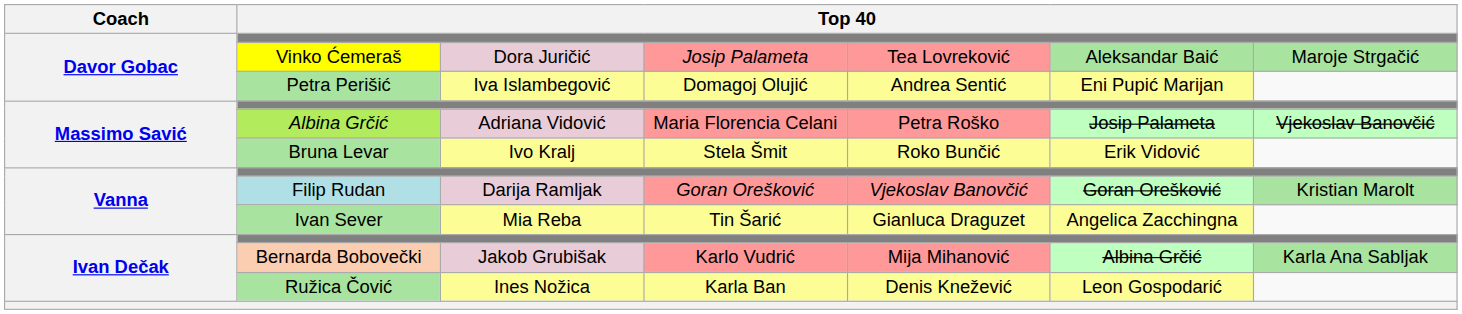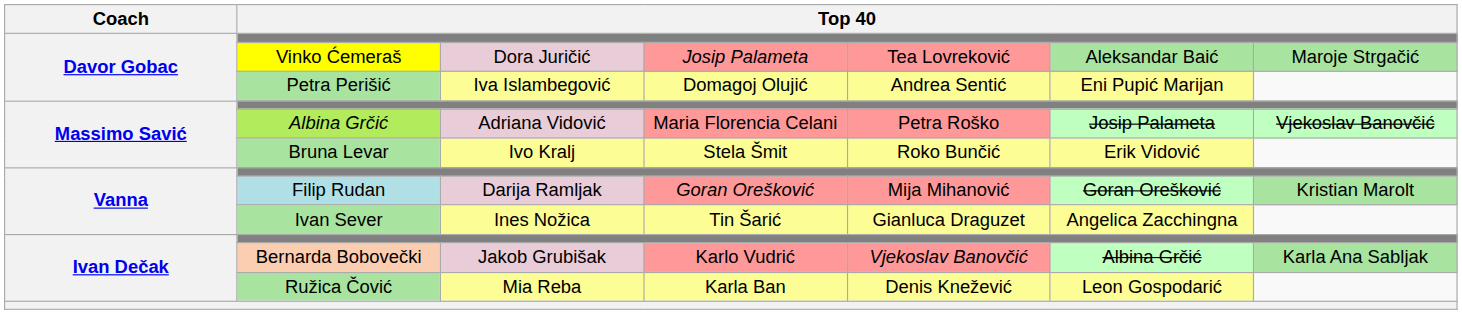(949, 190) Vjekoslav Banovčić -> (949, 190) Mija Mihanović
(542, 219) Mia Reba -> (542, 219) Ines Nožica
(949, 257) Mija Mihanović -> (949, 257) Vjekoslav Banovčić
(542, 286) Ines Nožica -> (542, 286) Mia Reba
